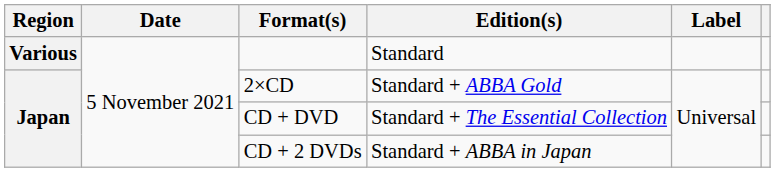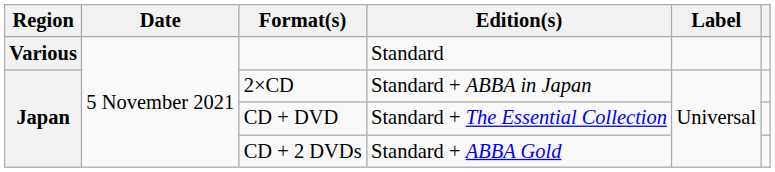(466, 85) Standard + ABBA Gold -> (481, 85) Standard + ABBA in Japan
(481, 150) Standard + ABBA in Japan -> (466, 150) Standard + ABBA Gold
